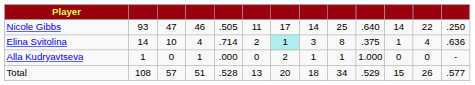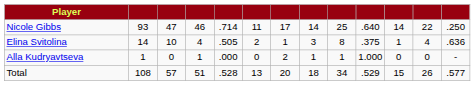(228, 27) .505 -> (228, 27) .714
(228, 42) .714 -> (228, 42) .505
(285, 42) paleturquoise background -> (285, 42) no background
